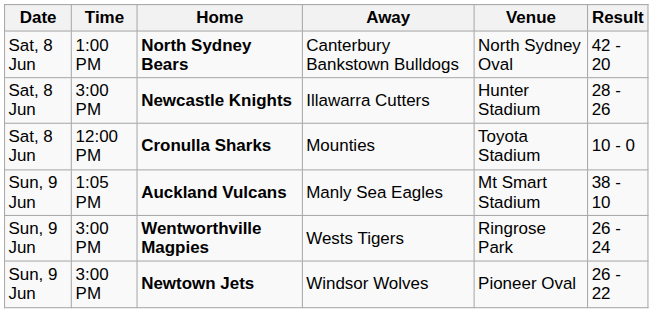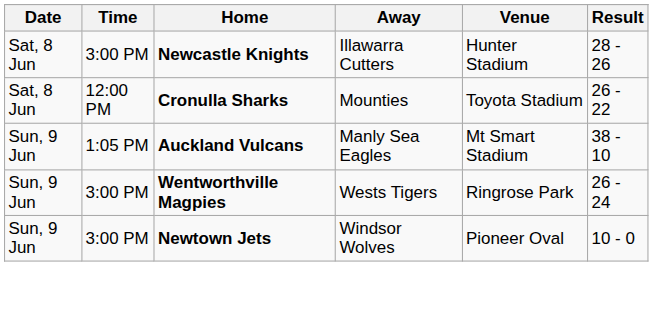- row: (196, 54)
(613, 146) 10 - 0 -> (606, 100) 26 - 22
(606, 284) 26 - 22 -> (613, 238) 10 - 0
